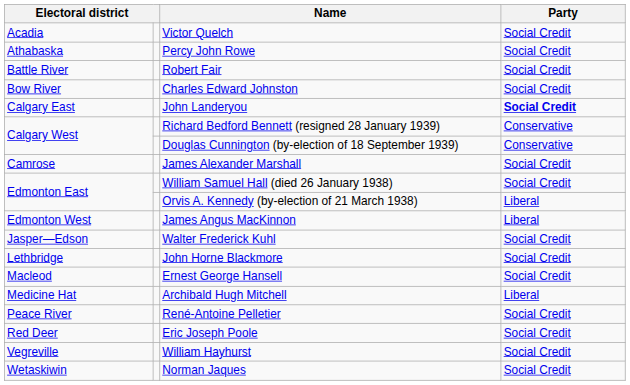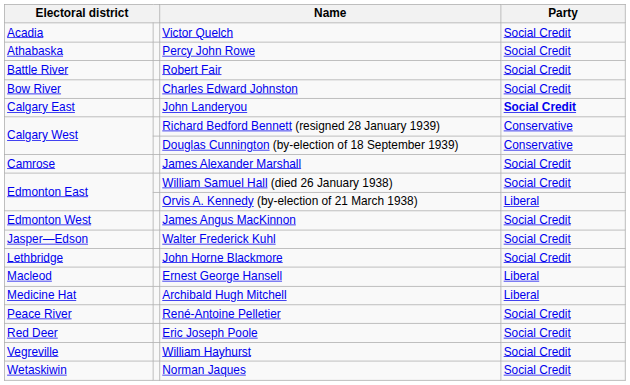(521, 220) Liberal -> (537, 220) Social Credit
(537, 276) Social Credit -> (521, 276) Liberal
